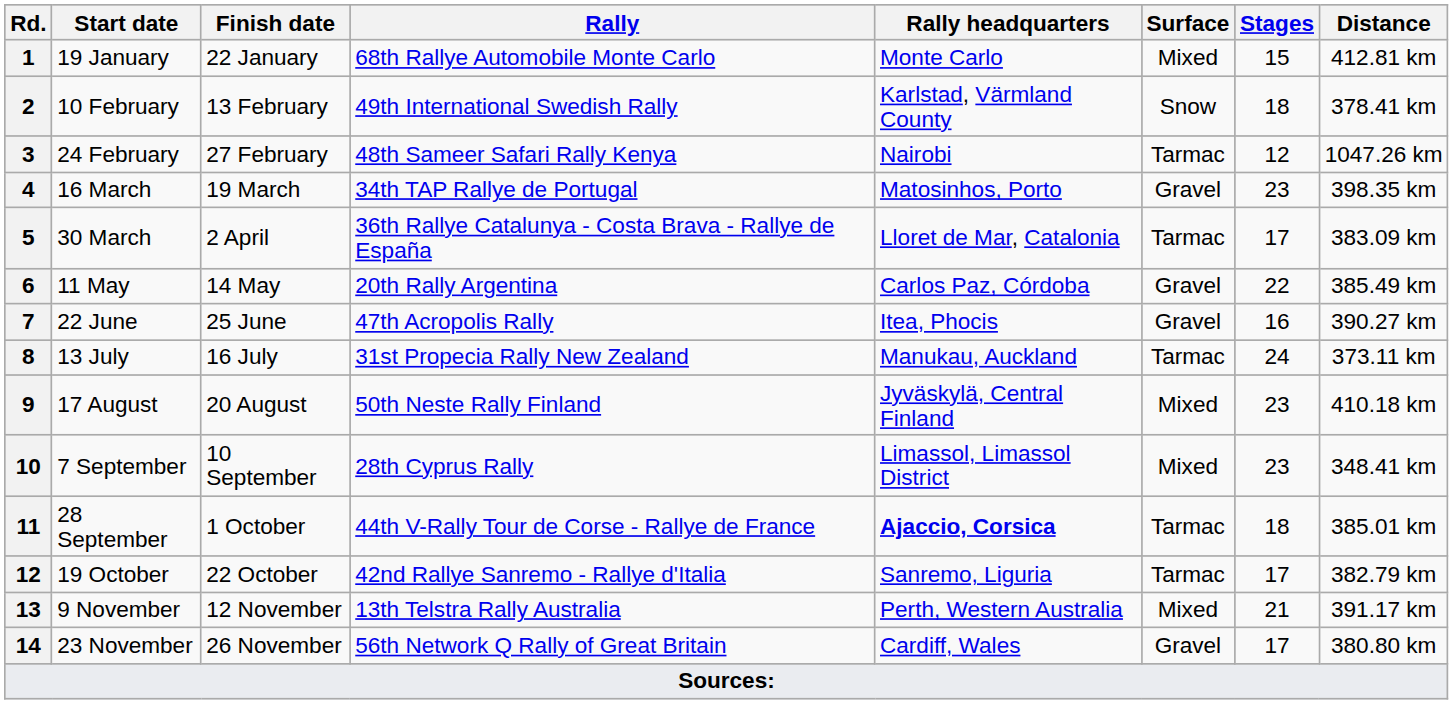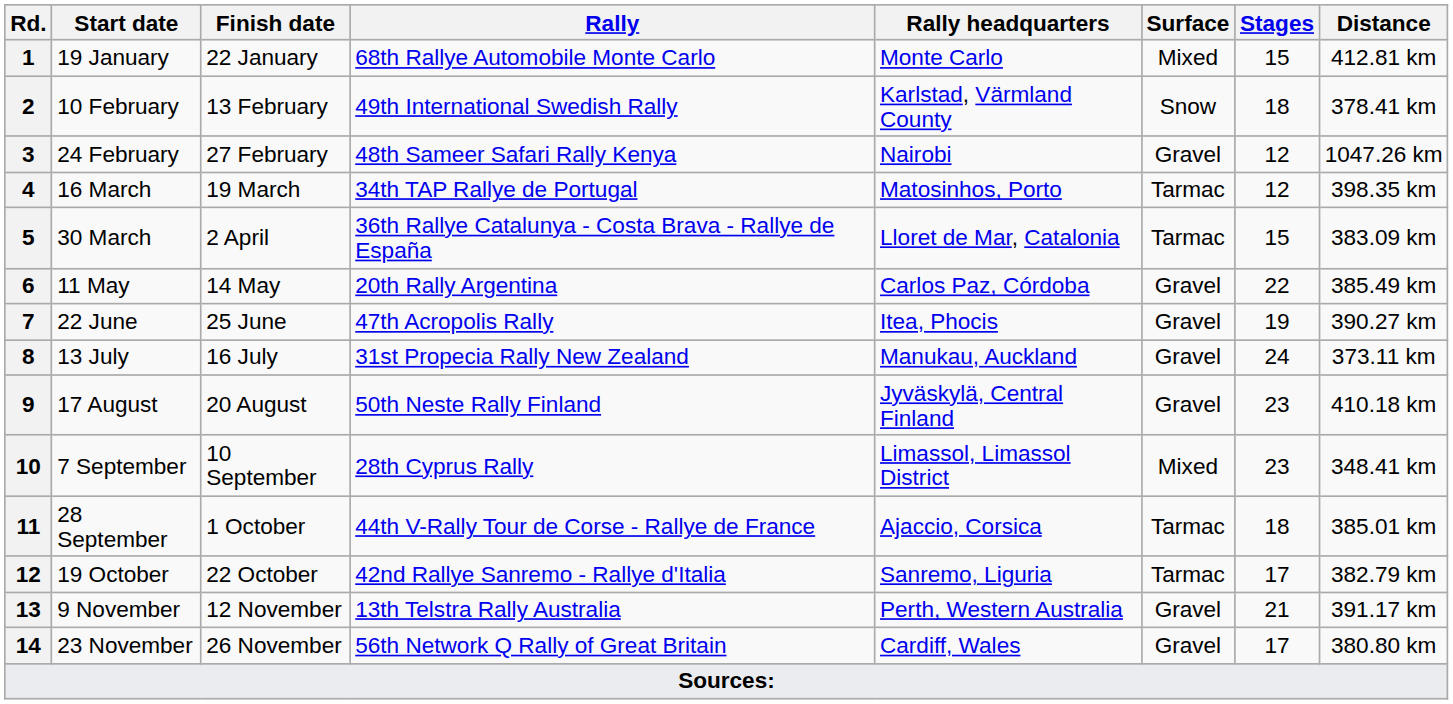(1188, 154) Tarmac -> (1188, 154) Gravel
(1188, 189) Gravel -> (1188, 189) Tarmac
(1277, 189) 23 -> (1277, 189) 12
(1277, 237) 17 -> (1277, 237) 15
(1277, 321) 16 -> (1277, 321) 19
(1188, 357) Tarmac -> (1188, 357) Gravel
(1188, 405) Mixed -> (1188, 405) Gravel
(968, 526) bold -> (961, 526) normal
(1188, 609) Mixed -> (1188, 609) Gravel
